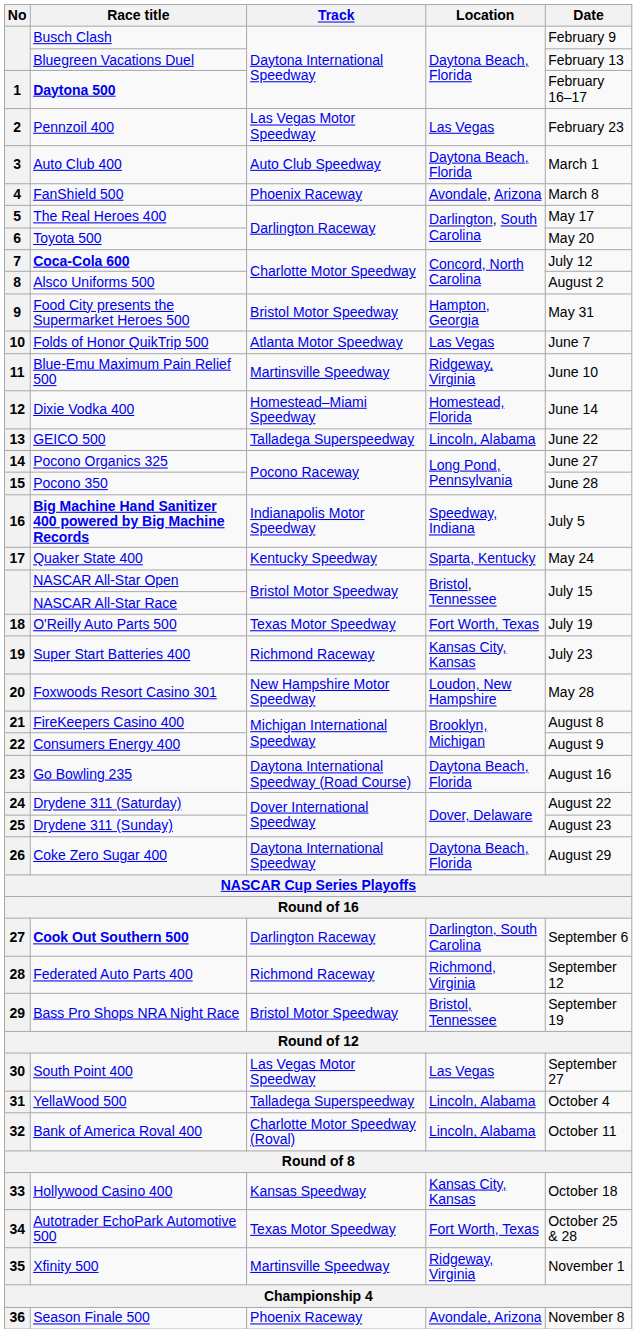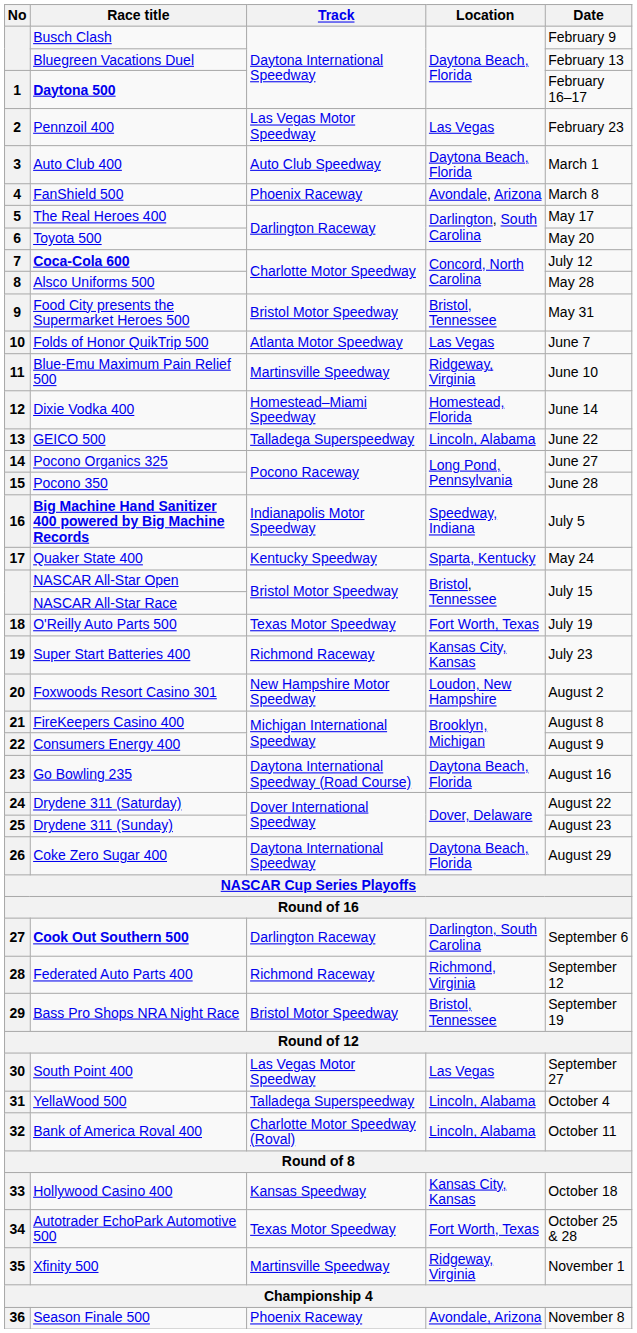(576, 282) August 2 -> (571, 282) May 28
(459, 312) Hampton, Georgia -> (463, 312) Bristol, Tennessee
(571, 692) May 28 -> (576, 692) August 2
